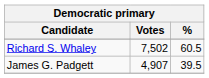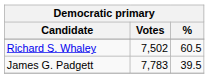(155, 65) 4,907 -> (155, 65) 7,783
